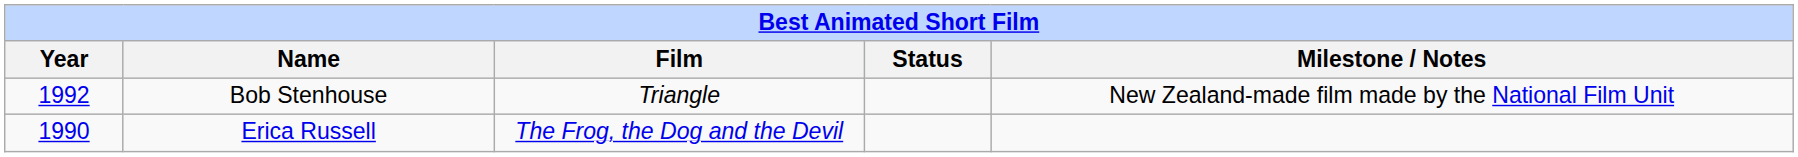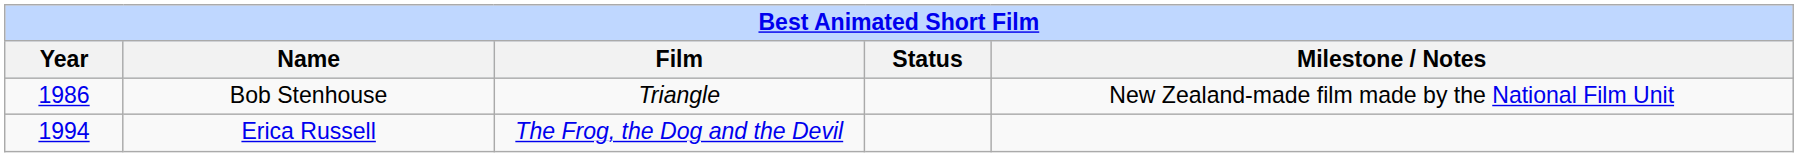(64, 95) 1992 -> (64, 95) 1986
(64, 132) 1990 -> (64, 132) 1994
